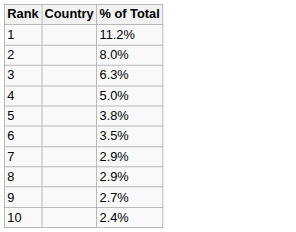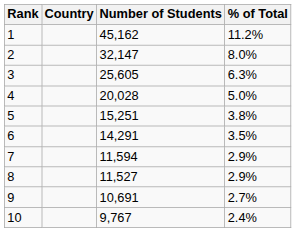+ column: (161, 14)
